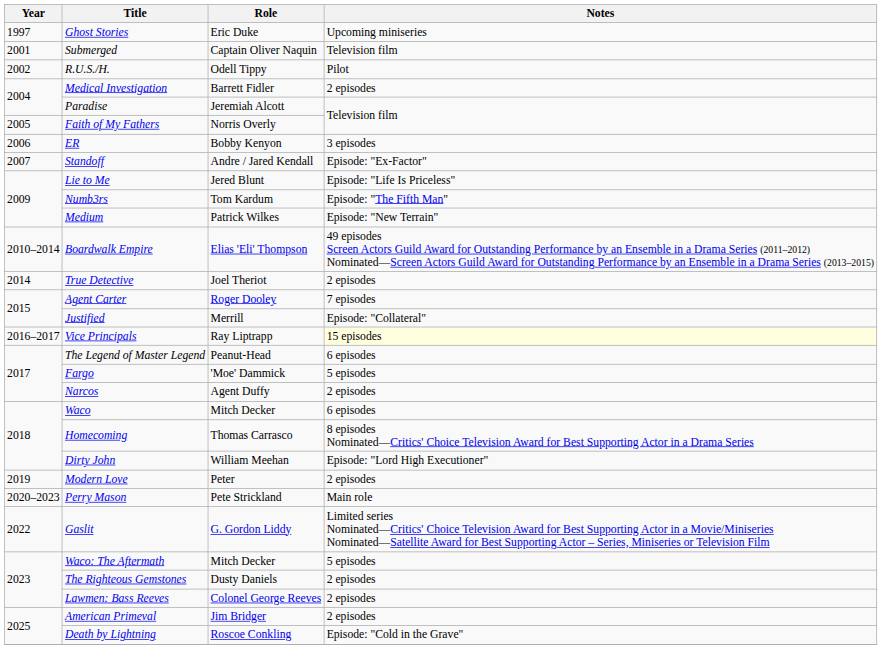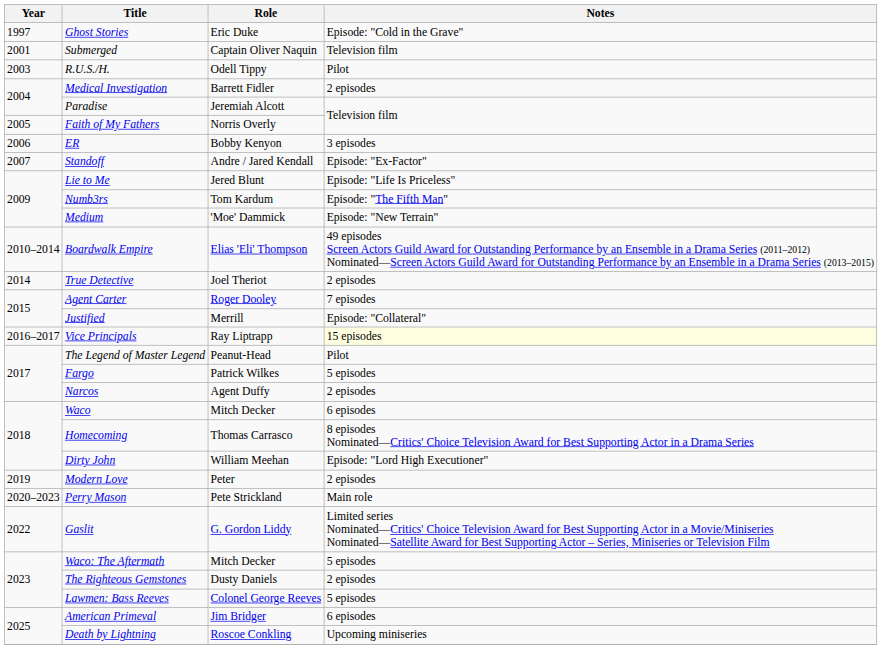(377, 32) Upcoming miniseries -> (395, 32) Episode: "Cold in the Grave"
(19, 69) 2002 -> (19, 69) 2003
(245, 217) Patrick Wilkes -> (248, 217) 'Moe' Dammick
(351, 354) 6 episodes -> (338, 354) Pilot
(248, 373) 'Moe' Dammick -> (245, 373) Patrick Wilkes
(351, 598) 2 episodes -> (351, 598) 5 episodes
(351, 616) 2 episodes -> (351, 616) 6 episodes
(395, 635) Episode: "Cold in the Grave" -> (377, 635) Upcoming miniseries
